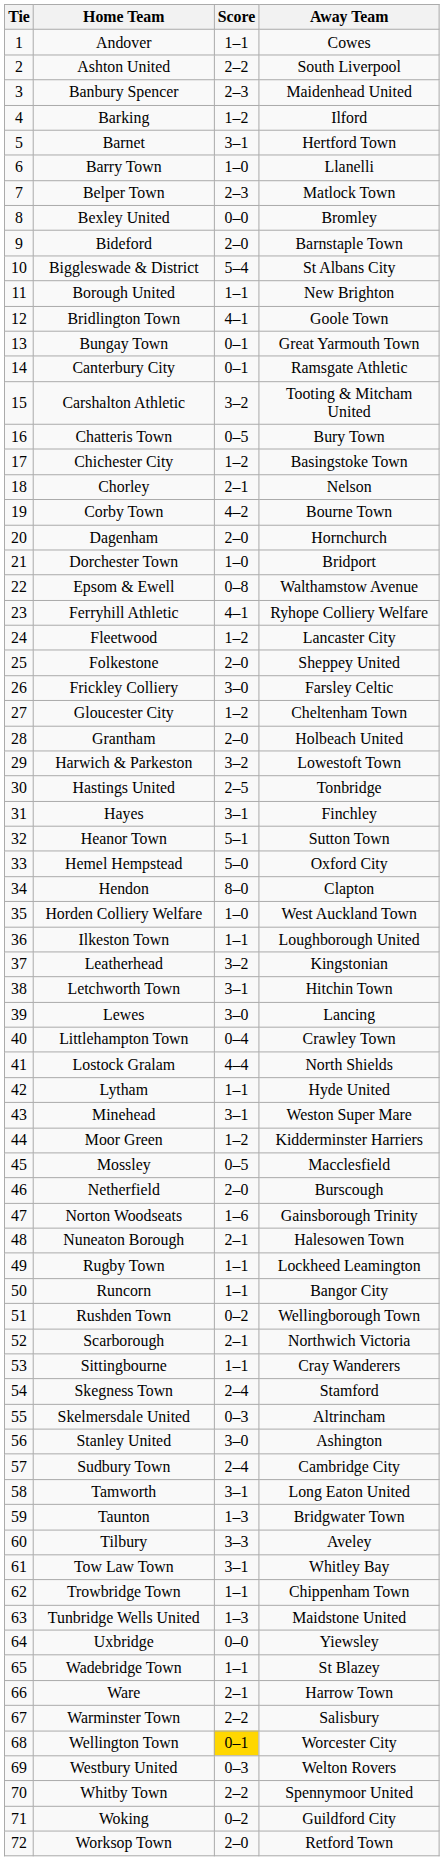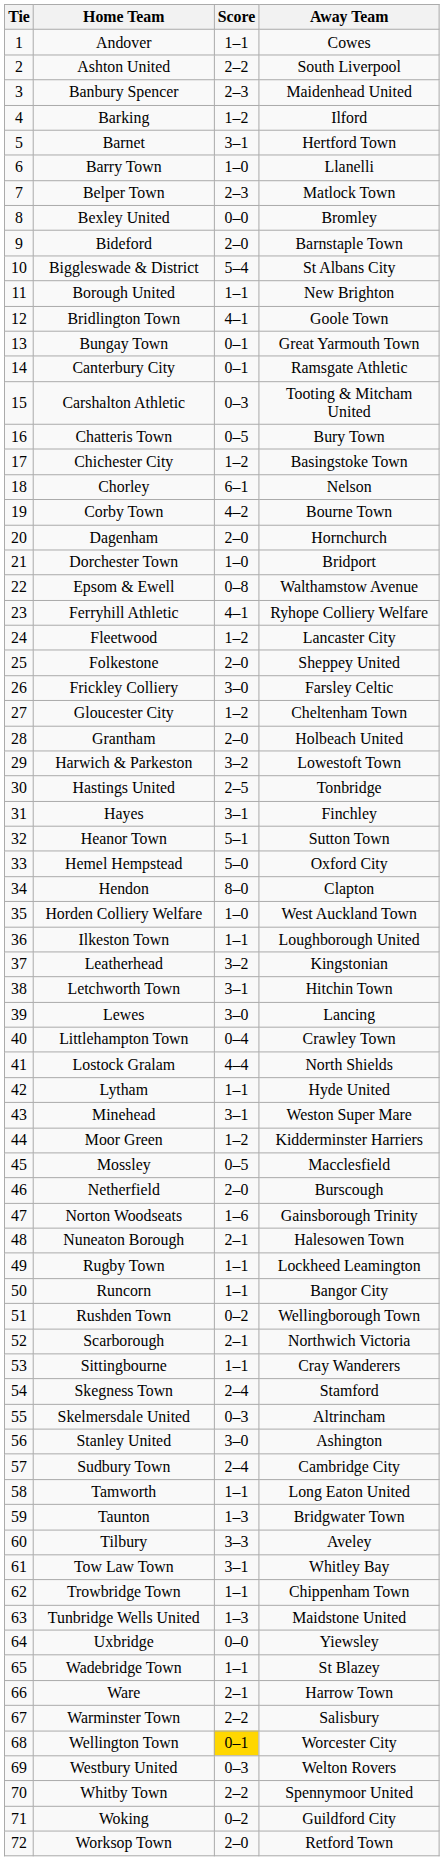(236, 402) 3–2 -> (236, 402) 0–3
(236, 487) 2–1 -> (236, 487) 6–1
(236, 1491) 3–1 -> (236, 1491) 1–1
